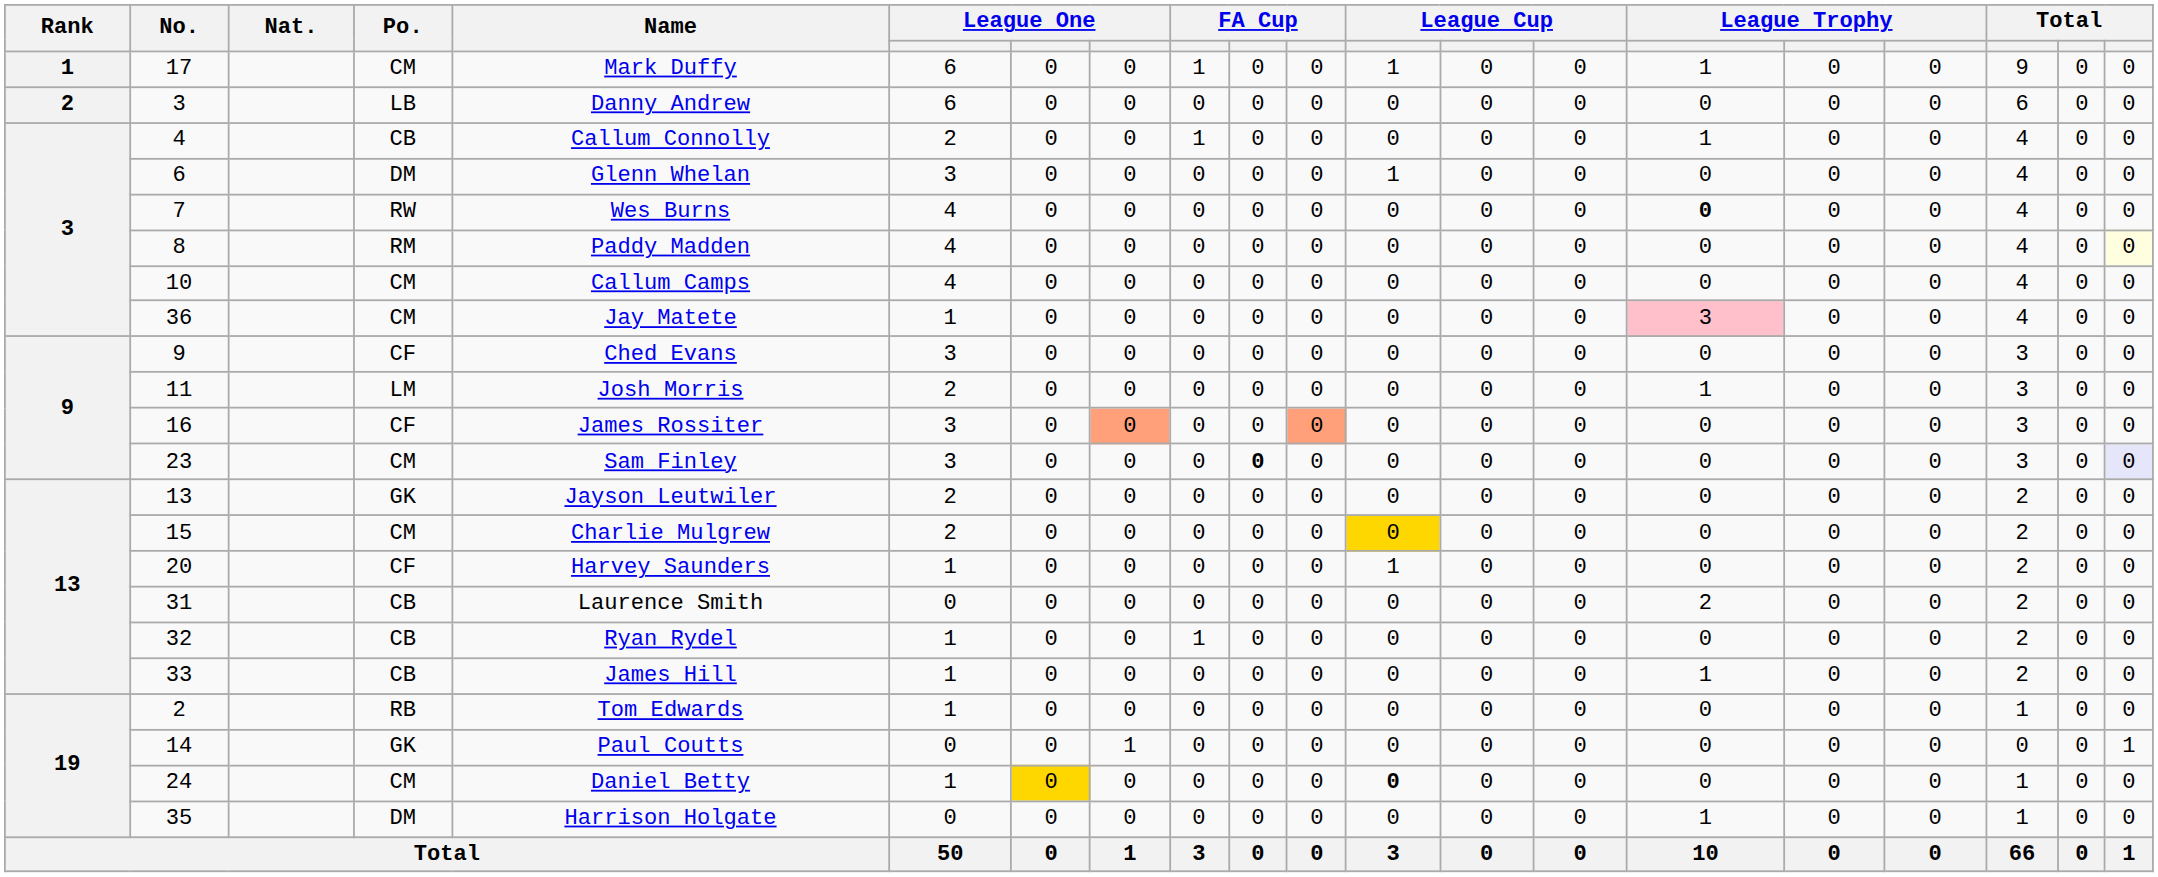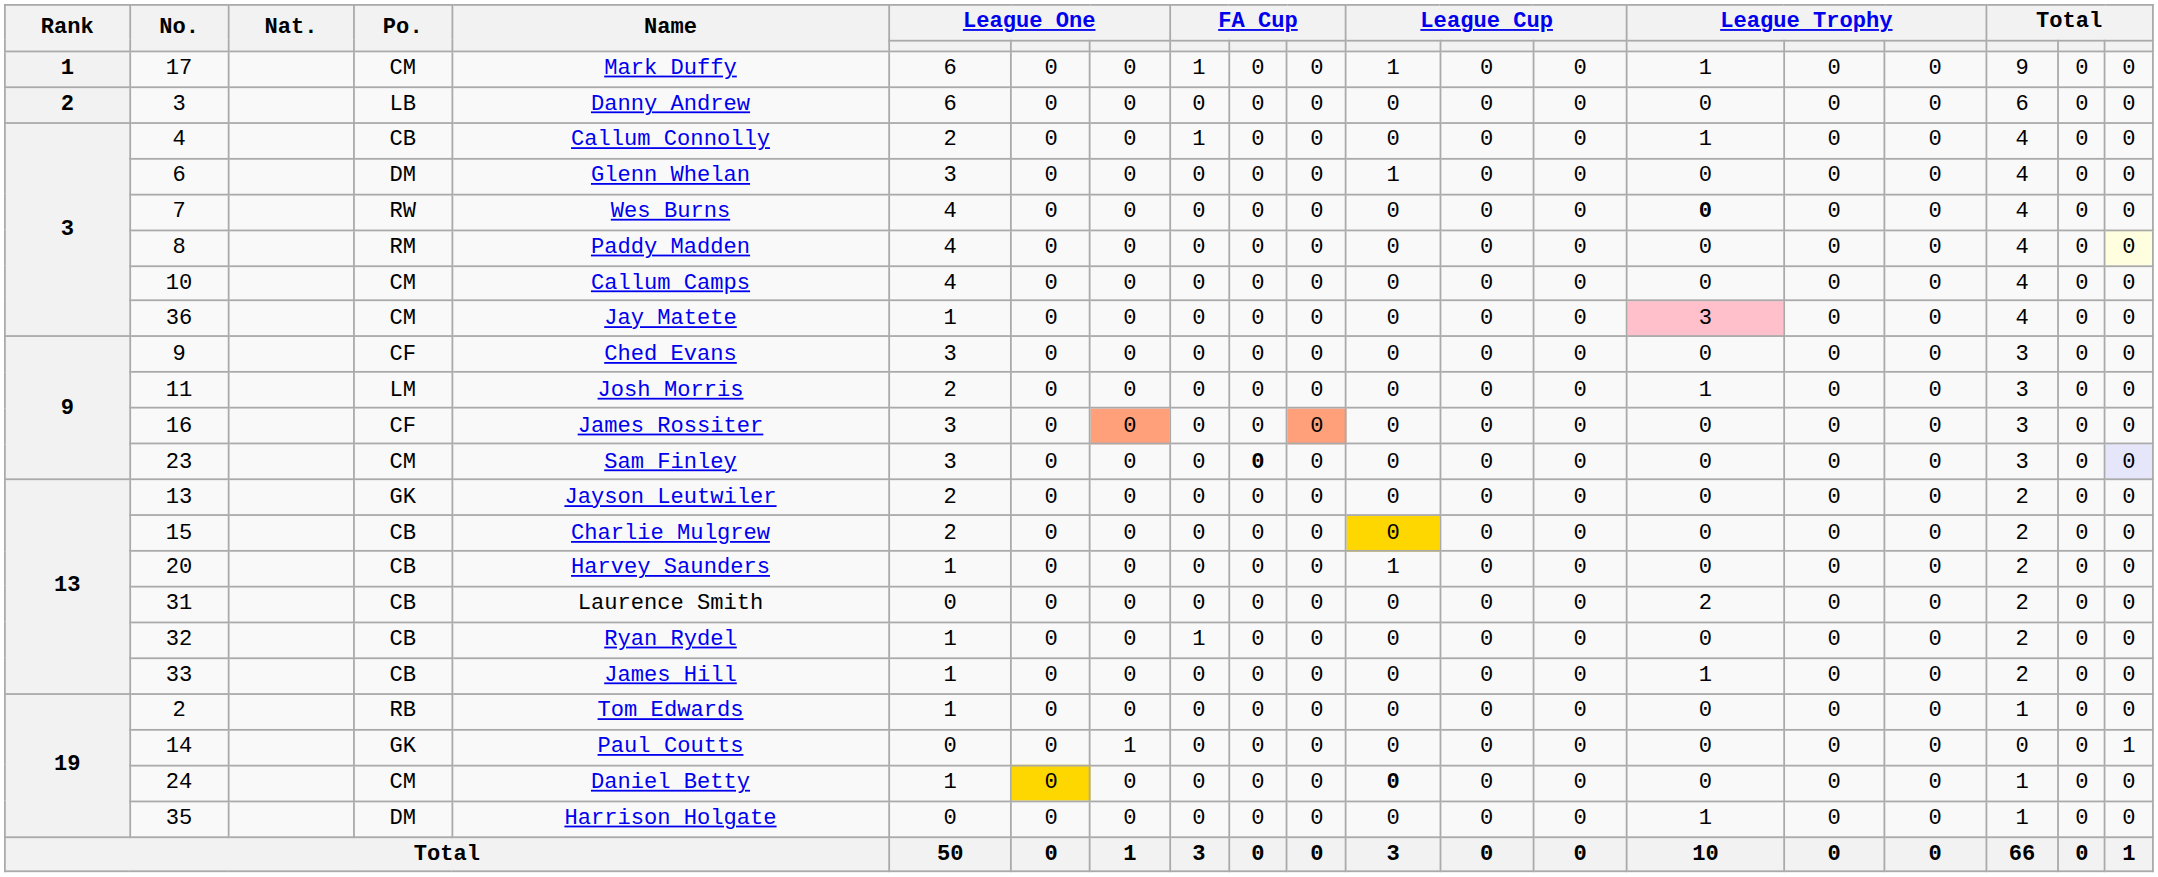(403, 533) CM -> (403, 533) CB
(403, 569) CF -> (403, 569) CB
